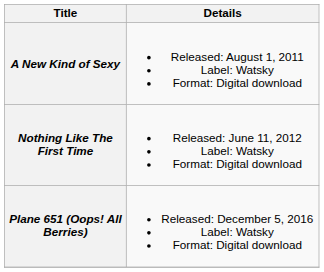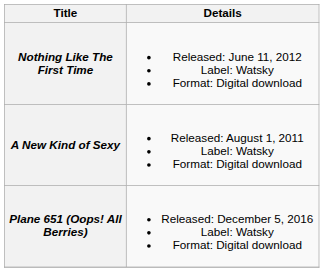rows swapped: (65, 63) <-> (65, 144)
